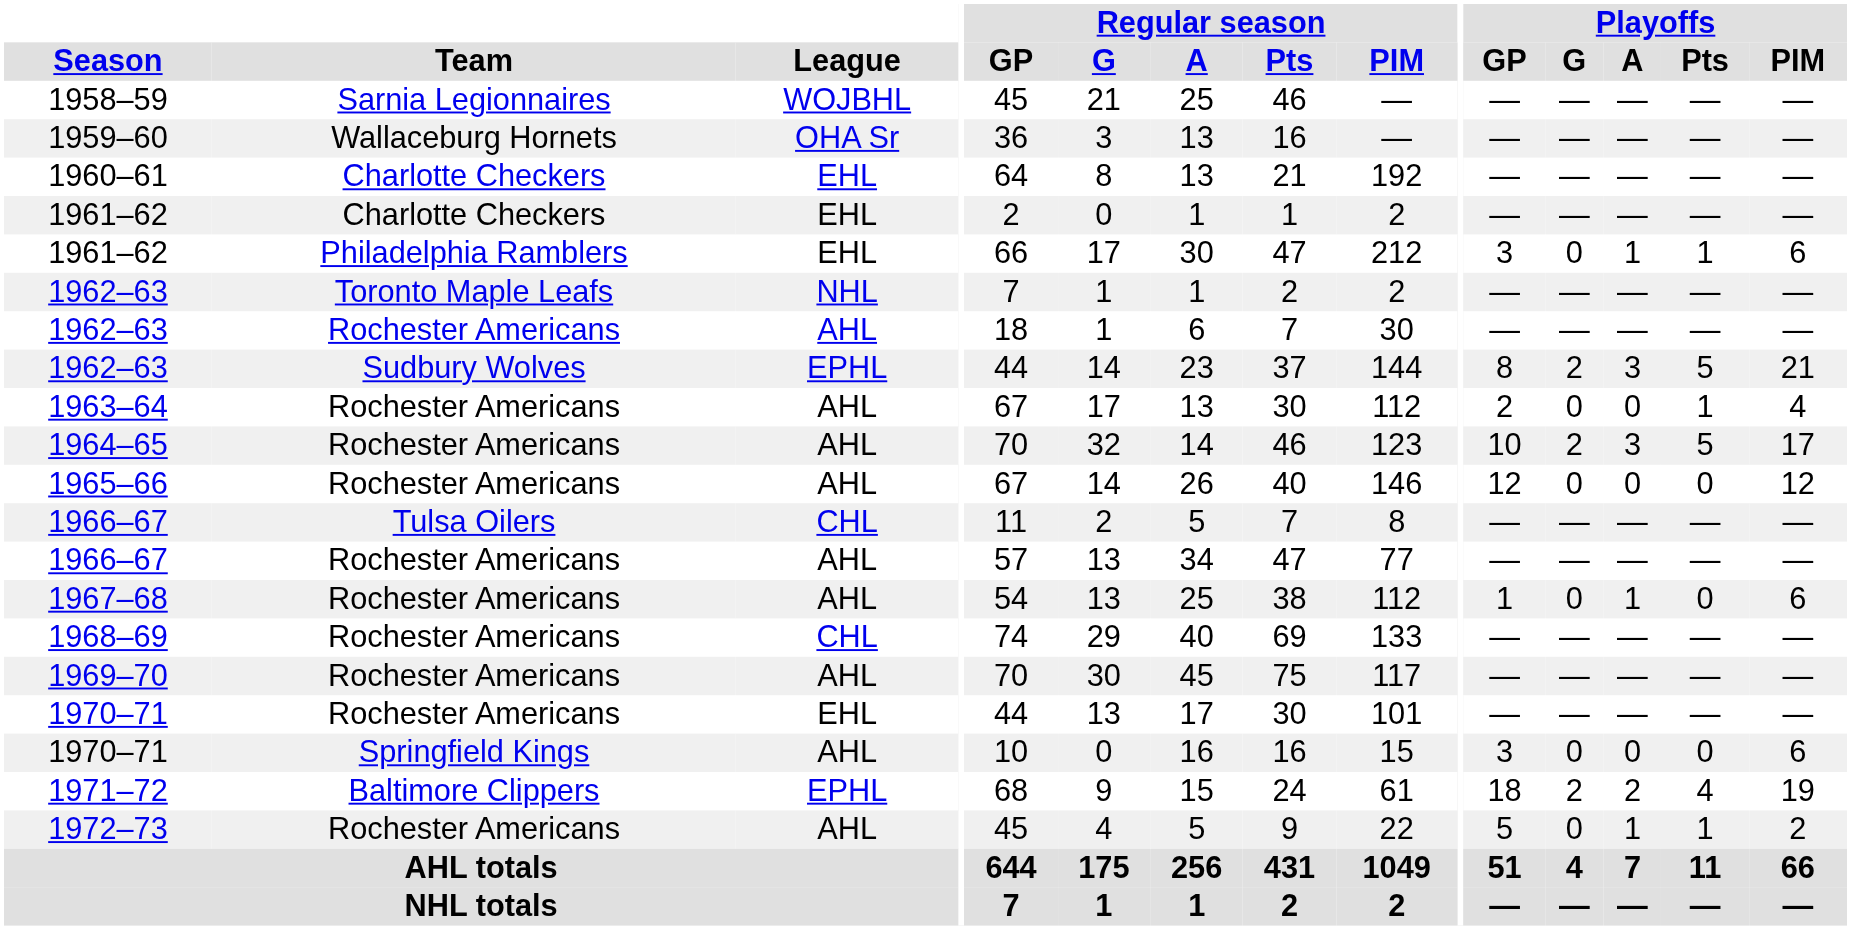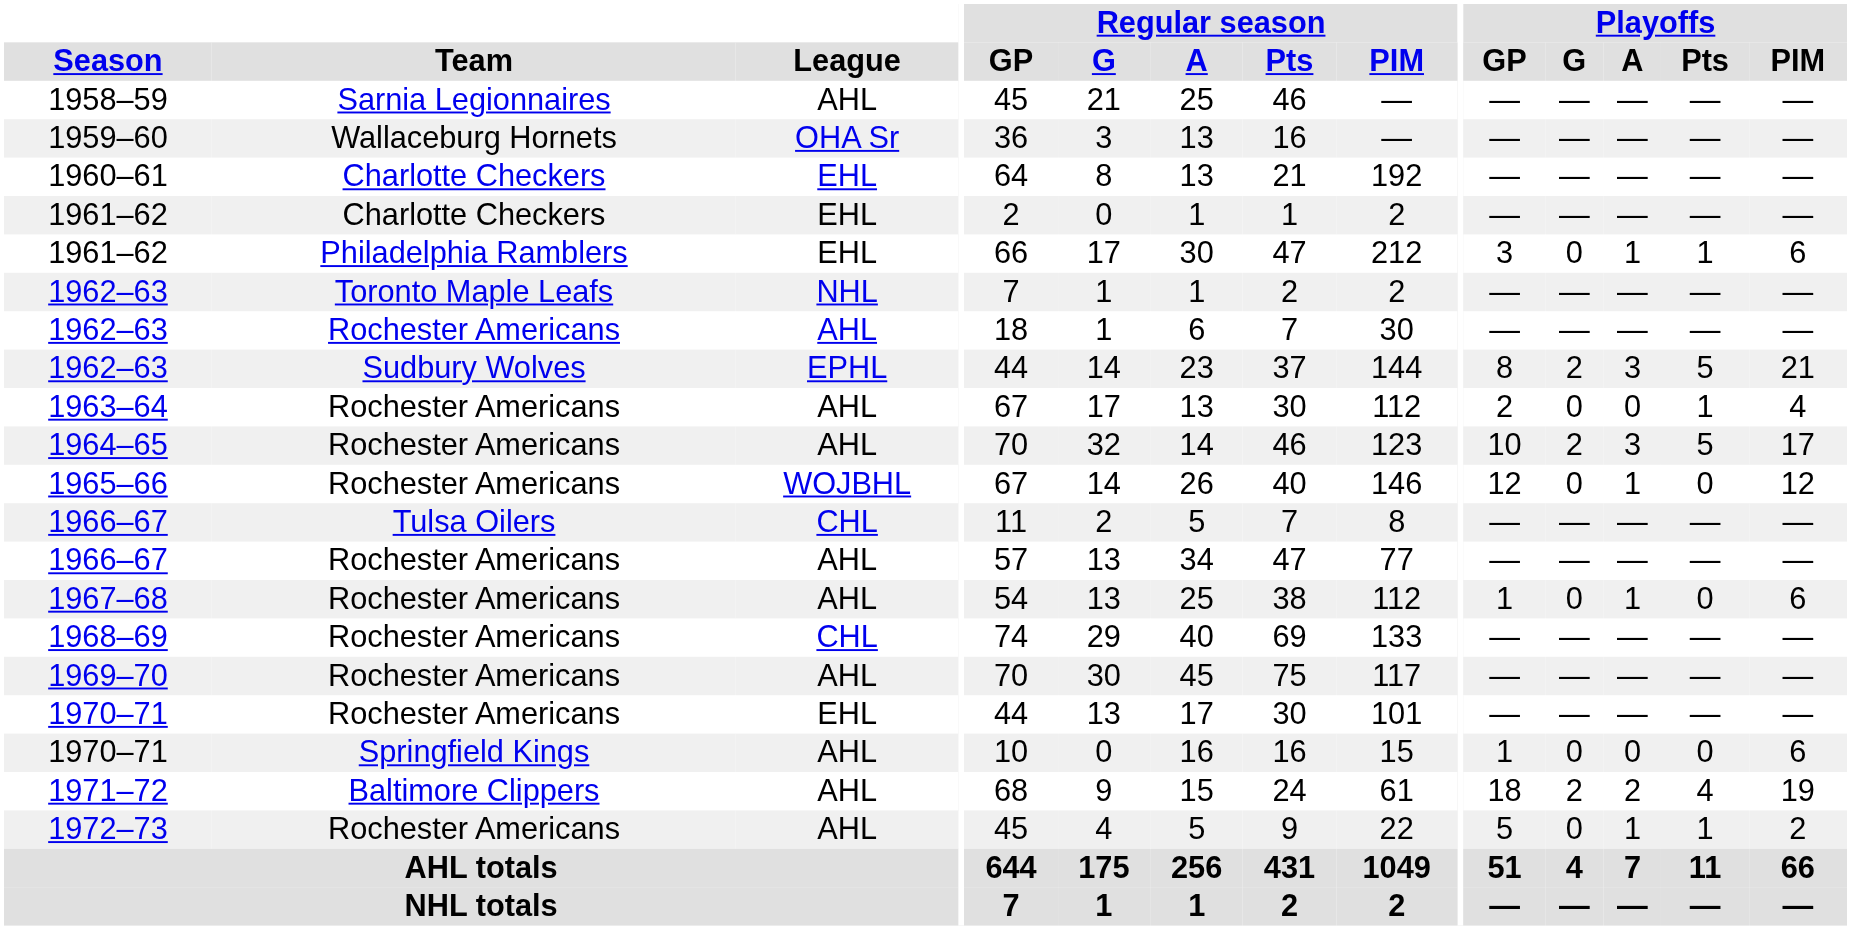(847, 99) WOJBHL -> (847, 99) AHL
(847, 483) AHL -> (847, 483) WOJBHL
(1632, 483) 0 -> (1632, 483) 1
(1505, 752) 3 -> (1505, 752) 1
(847, 790) EPHL -> (847, 790) AHL
